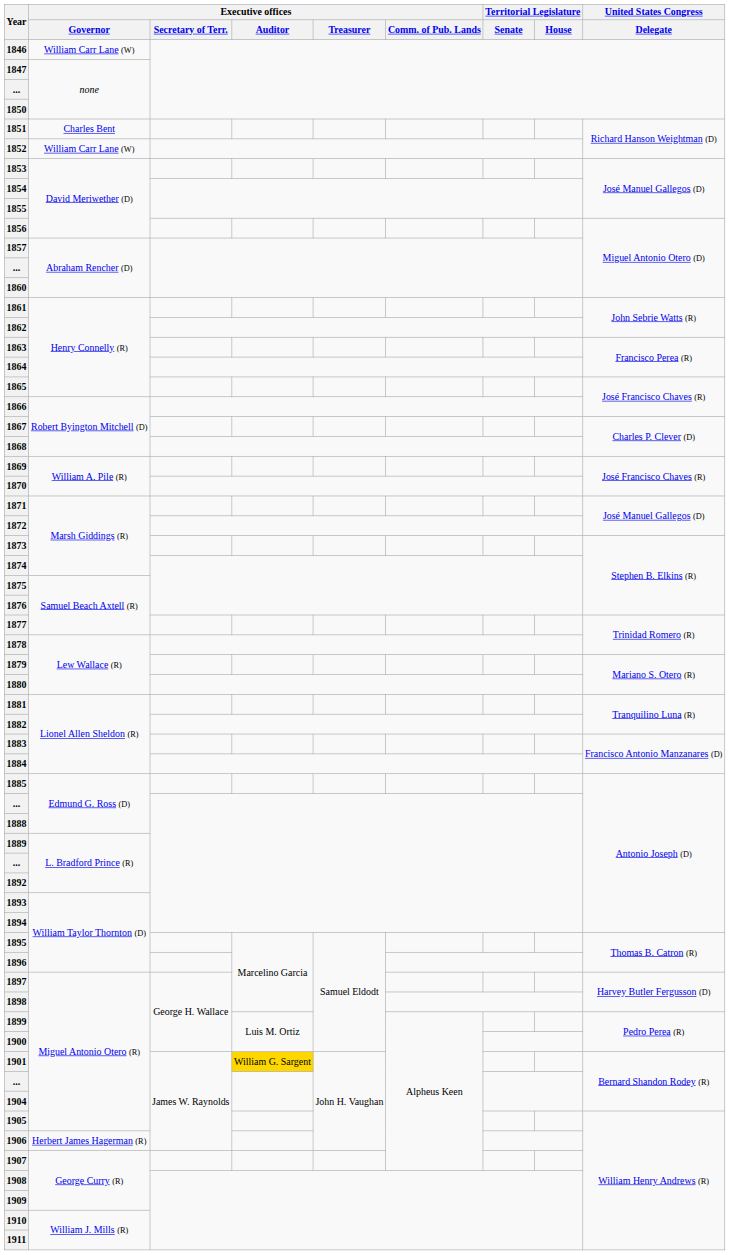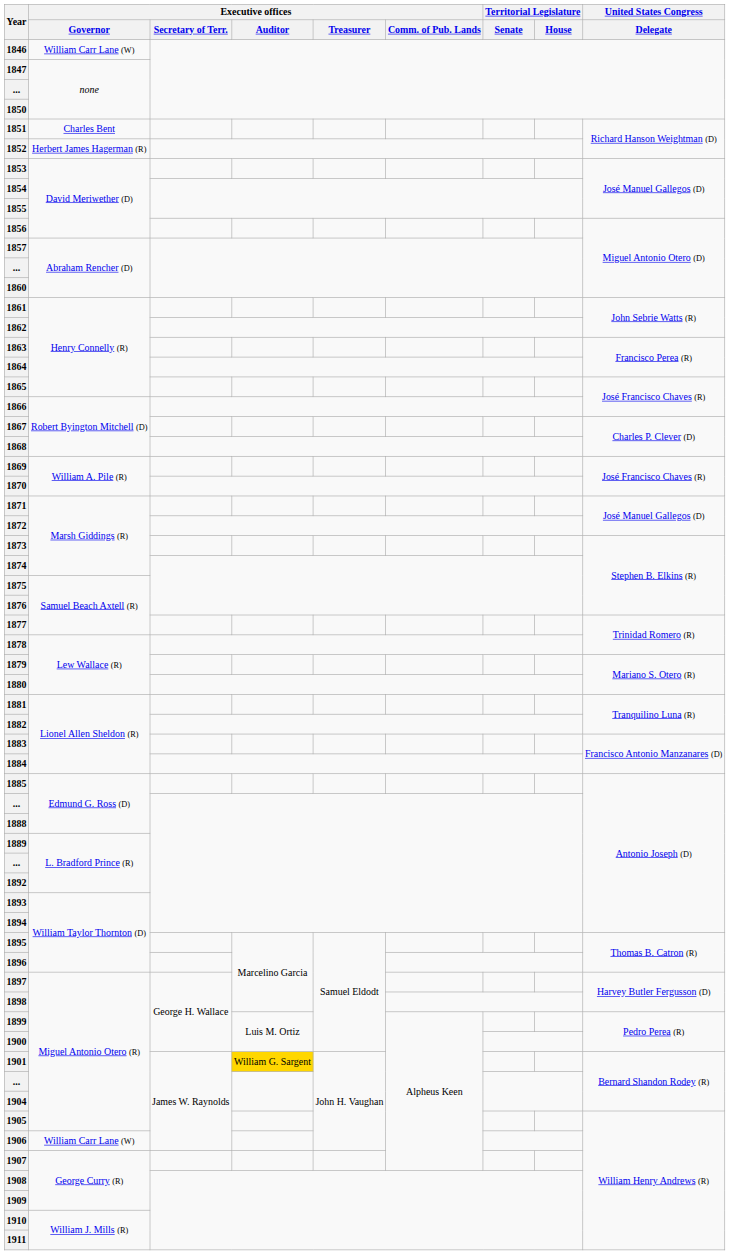(89, 149) William Carr Lane (W) -> (89, 149) Herbert James Hagerman (R)
(89, 1141) Herbert James Hagerman (R) -> (89, 1141) William Carr Lane (W)
